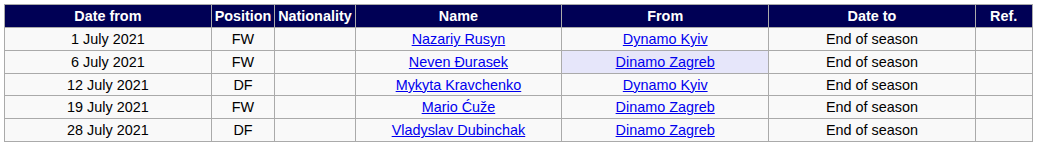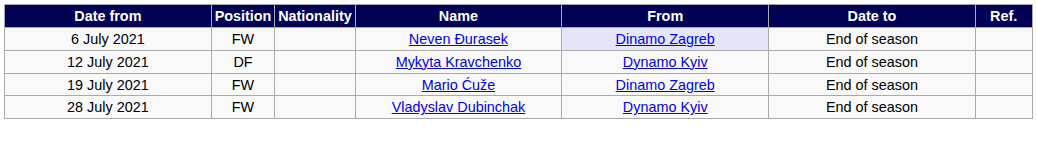- row: (108, 39)
(243, 130) DF -> (243, 107) FW
(665, 130) Dinamo Zagreb -> (665, 107) Dynamo Kyiv
